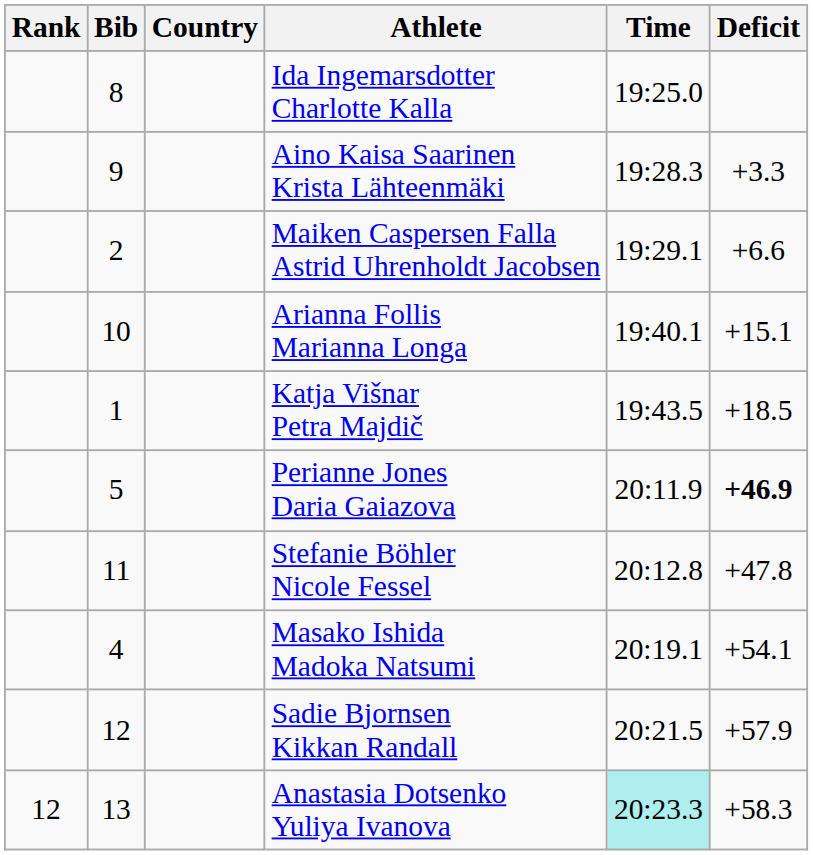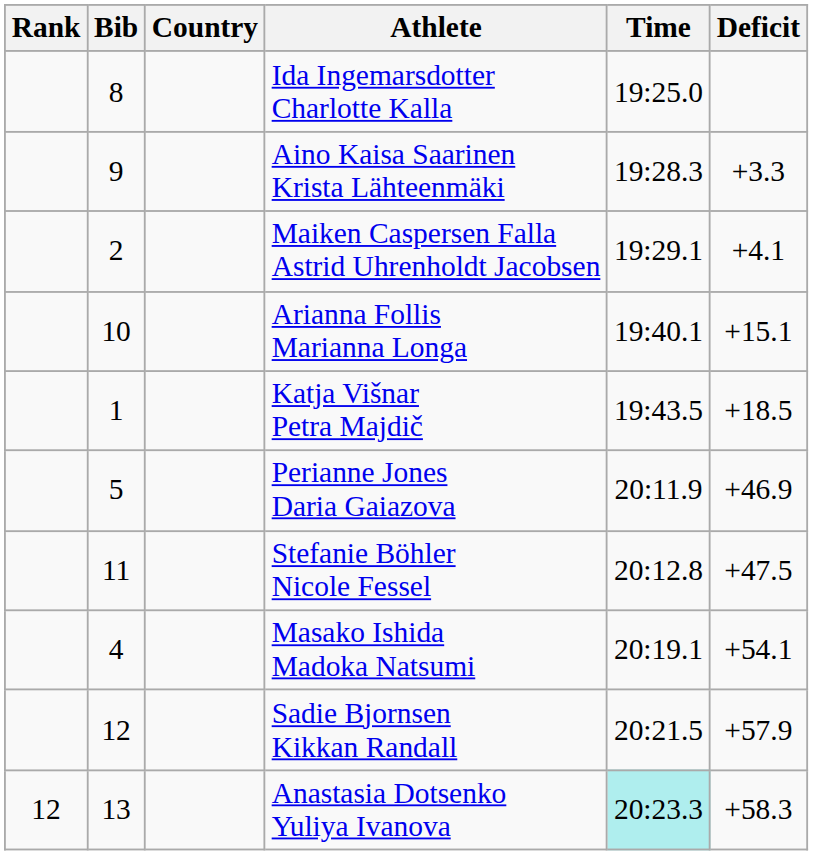(758, 250) +6.6 -> (758, 250) +4.1
(758, 490) bold -> (758, 490) normal
(758, 569) +47.8 -> (758, 569) +47.5
